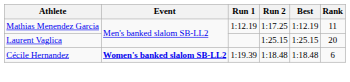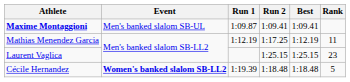+ row: (47, 26)
(333, 41) 20 -> (333, 55) 23
(333, 55) 6 -> (333, 70) 5
